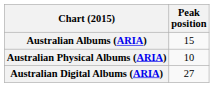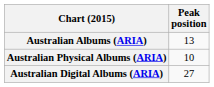(189, 40) 15 -> (189, 40) 13
